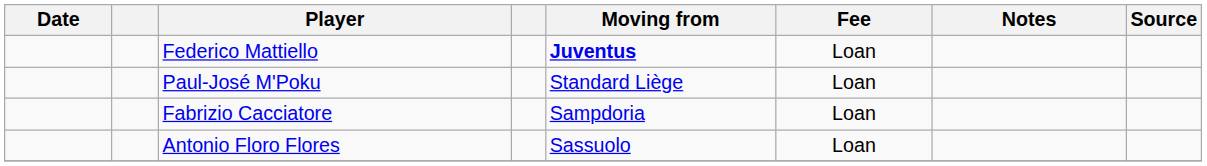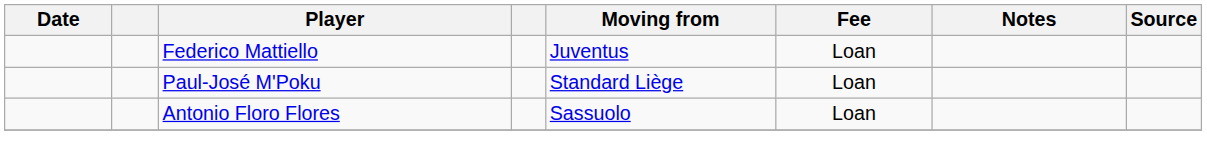(593, 51) bold -> (589, 51) normal
- row: (247, 113)
